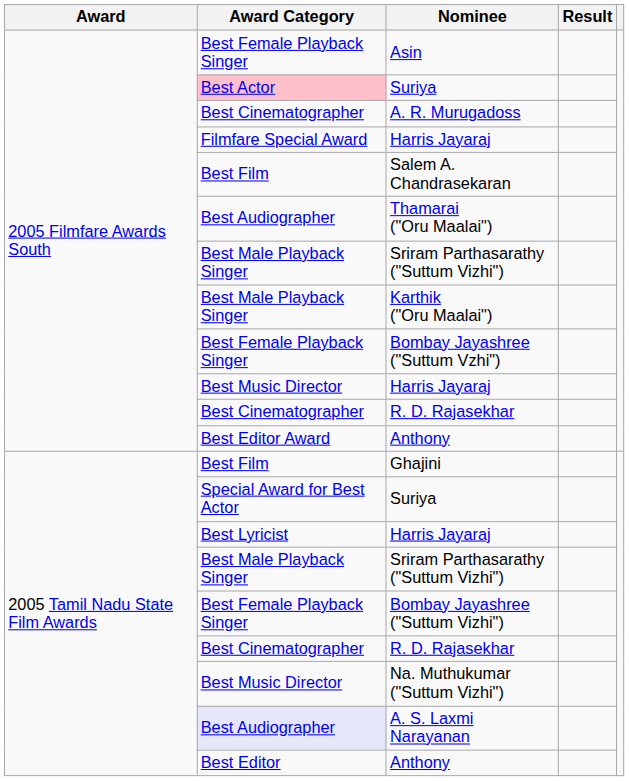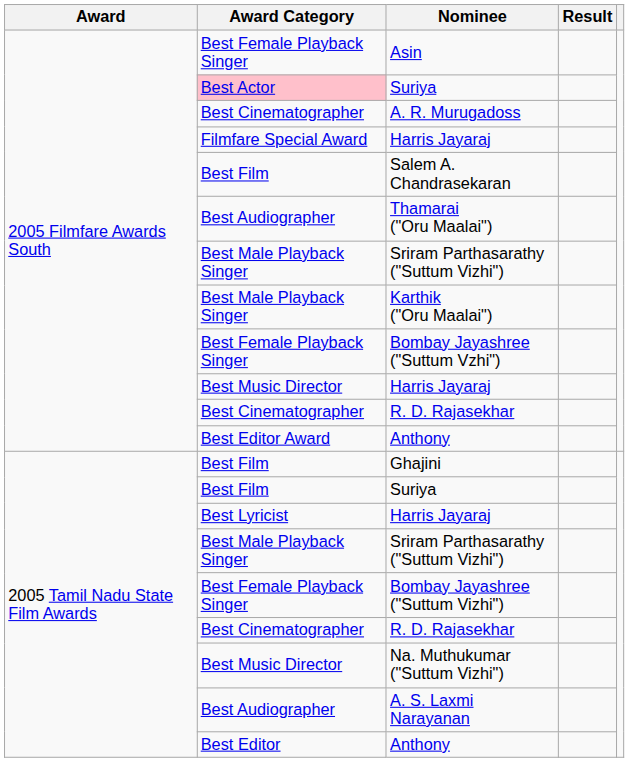(283, 499) Special Award for Best Actor -> (235, 489) Best Film
(268, 727) lavender background -> (268, 709) no background
